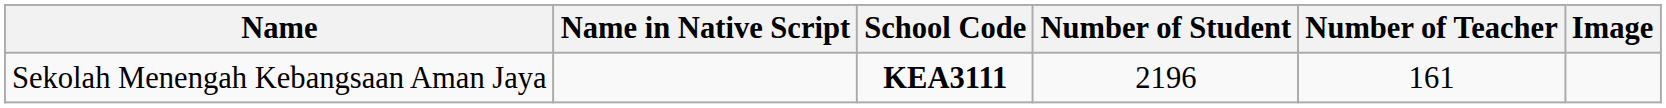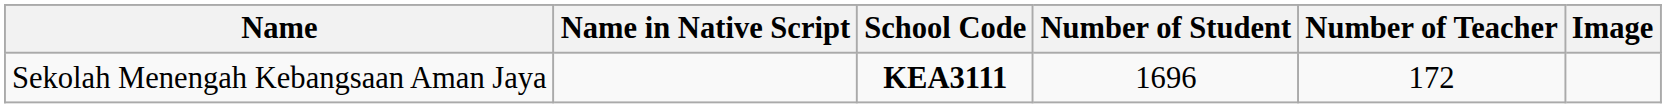(1166, 77) 2196 -> (1166, 77) 1696
(1432, 77) 161 -> (1432, 77) 172
